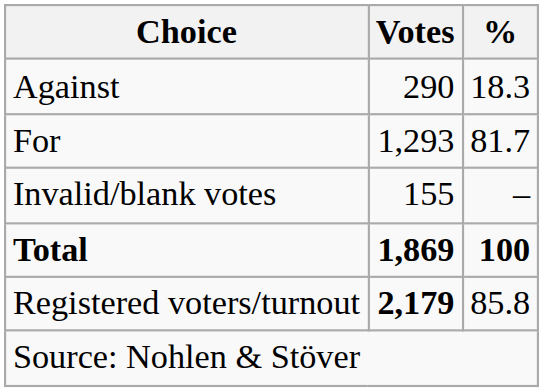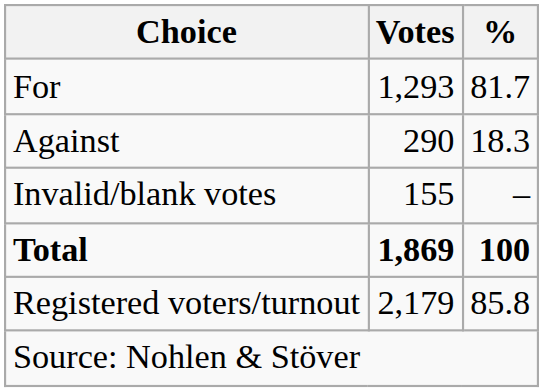rows swapped: (37, 140) <-> (66, 85)
(416, 303) bold -> (416, 303) normal
